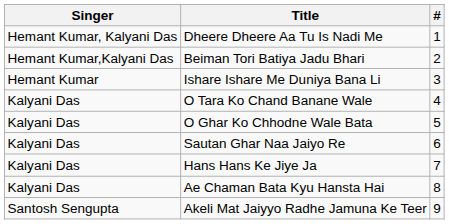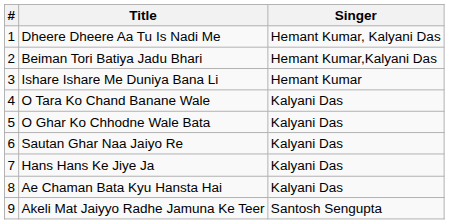columns swapped: (437, 15) <-> (92, 15)
